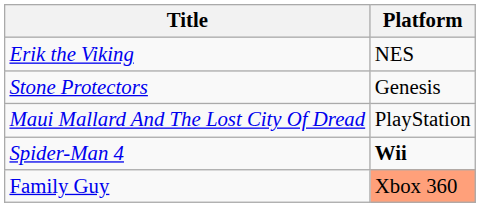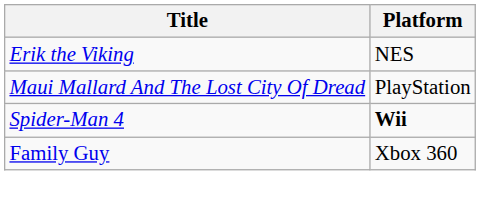- row: (79, 86)
(416, 185) lightsalmon background -> (416, 152) no background
